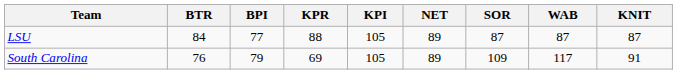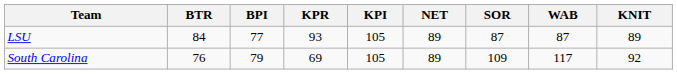(315, 37) 88 -> (315, 37) 93
(634, 37) 87 -> (634, 37) 89
(634, 58) 91 -> (634, 58) 92
